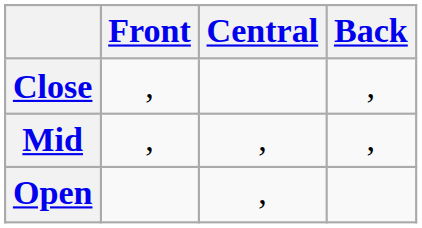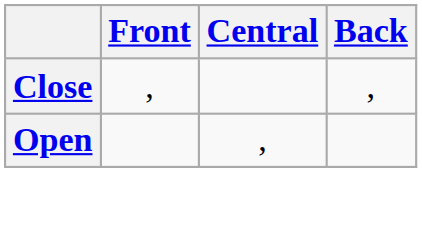- row: (53, 139)
